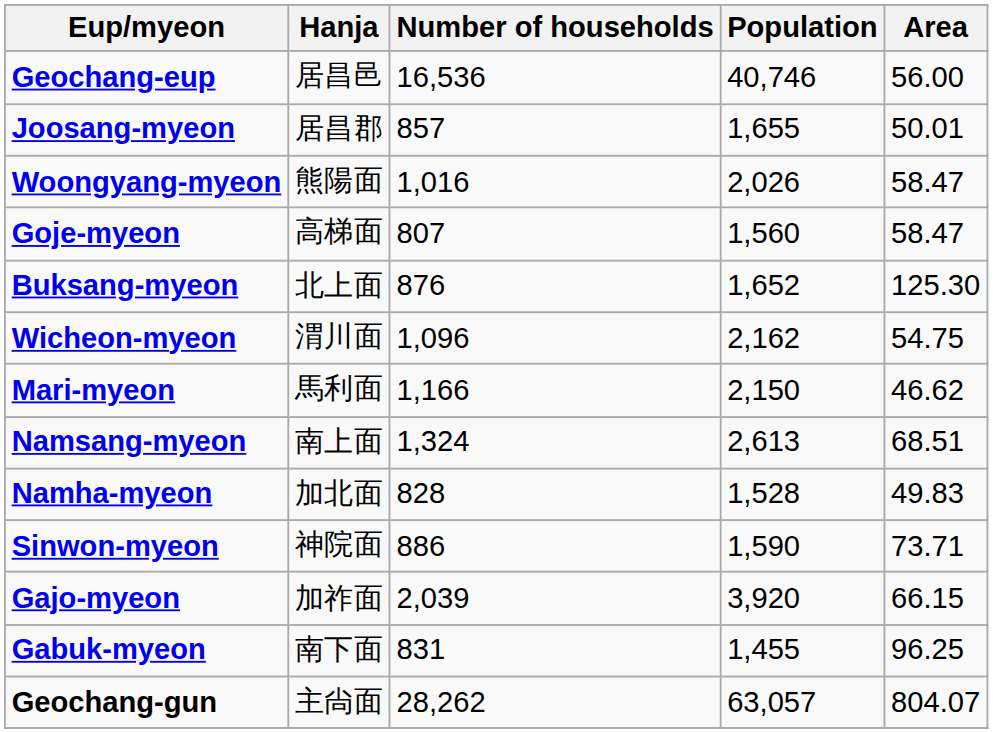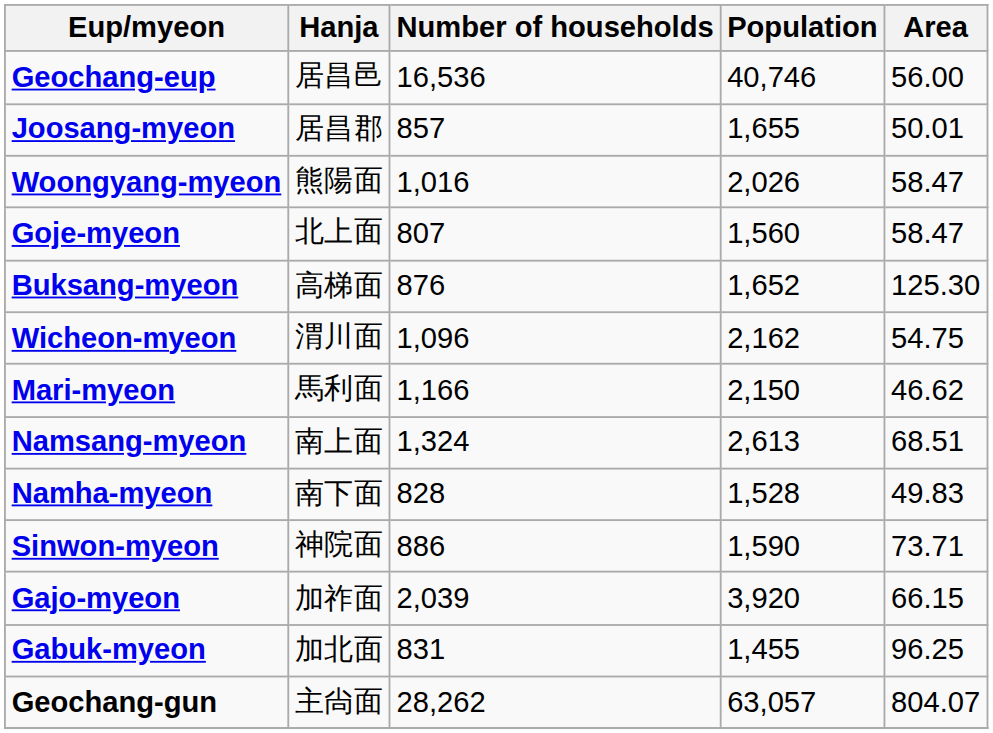(339, 232) 高梯面 -> (339, 232) 北上面
(339, 284) 北上面 -> (339, 284) 高梯面
(339, 492) 加北面 -> (339, 492) 南下面
(339, 649) 南下面 -> (339, 649) 加北面
